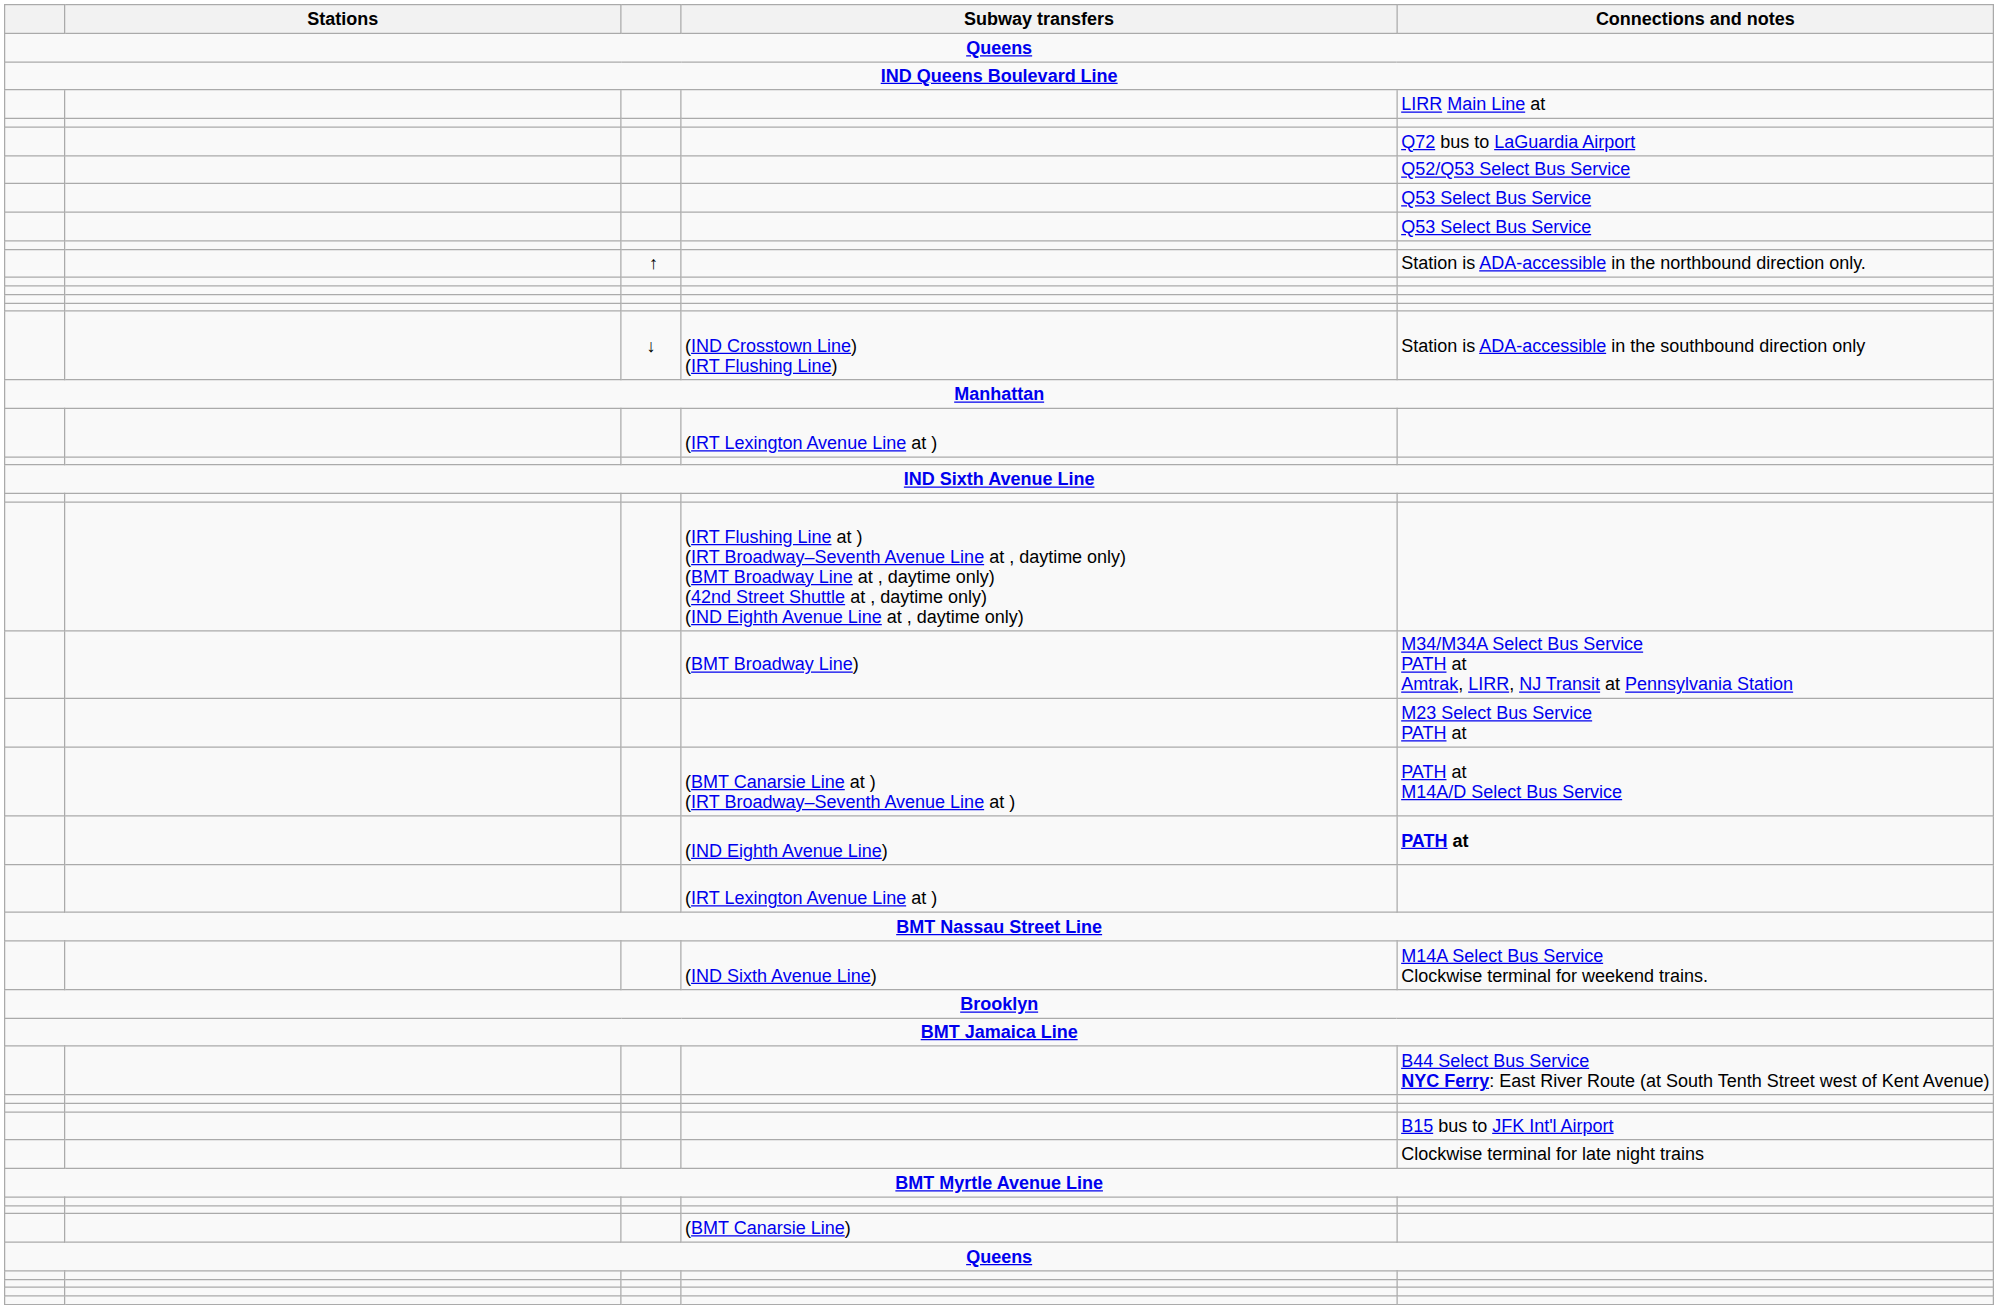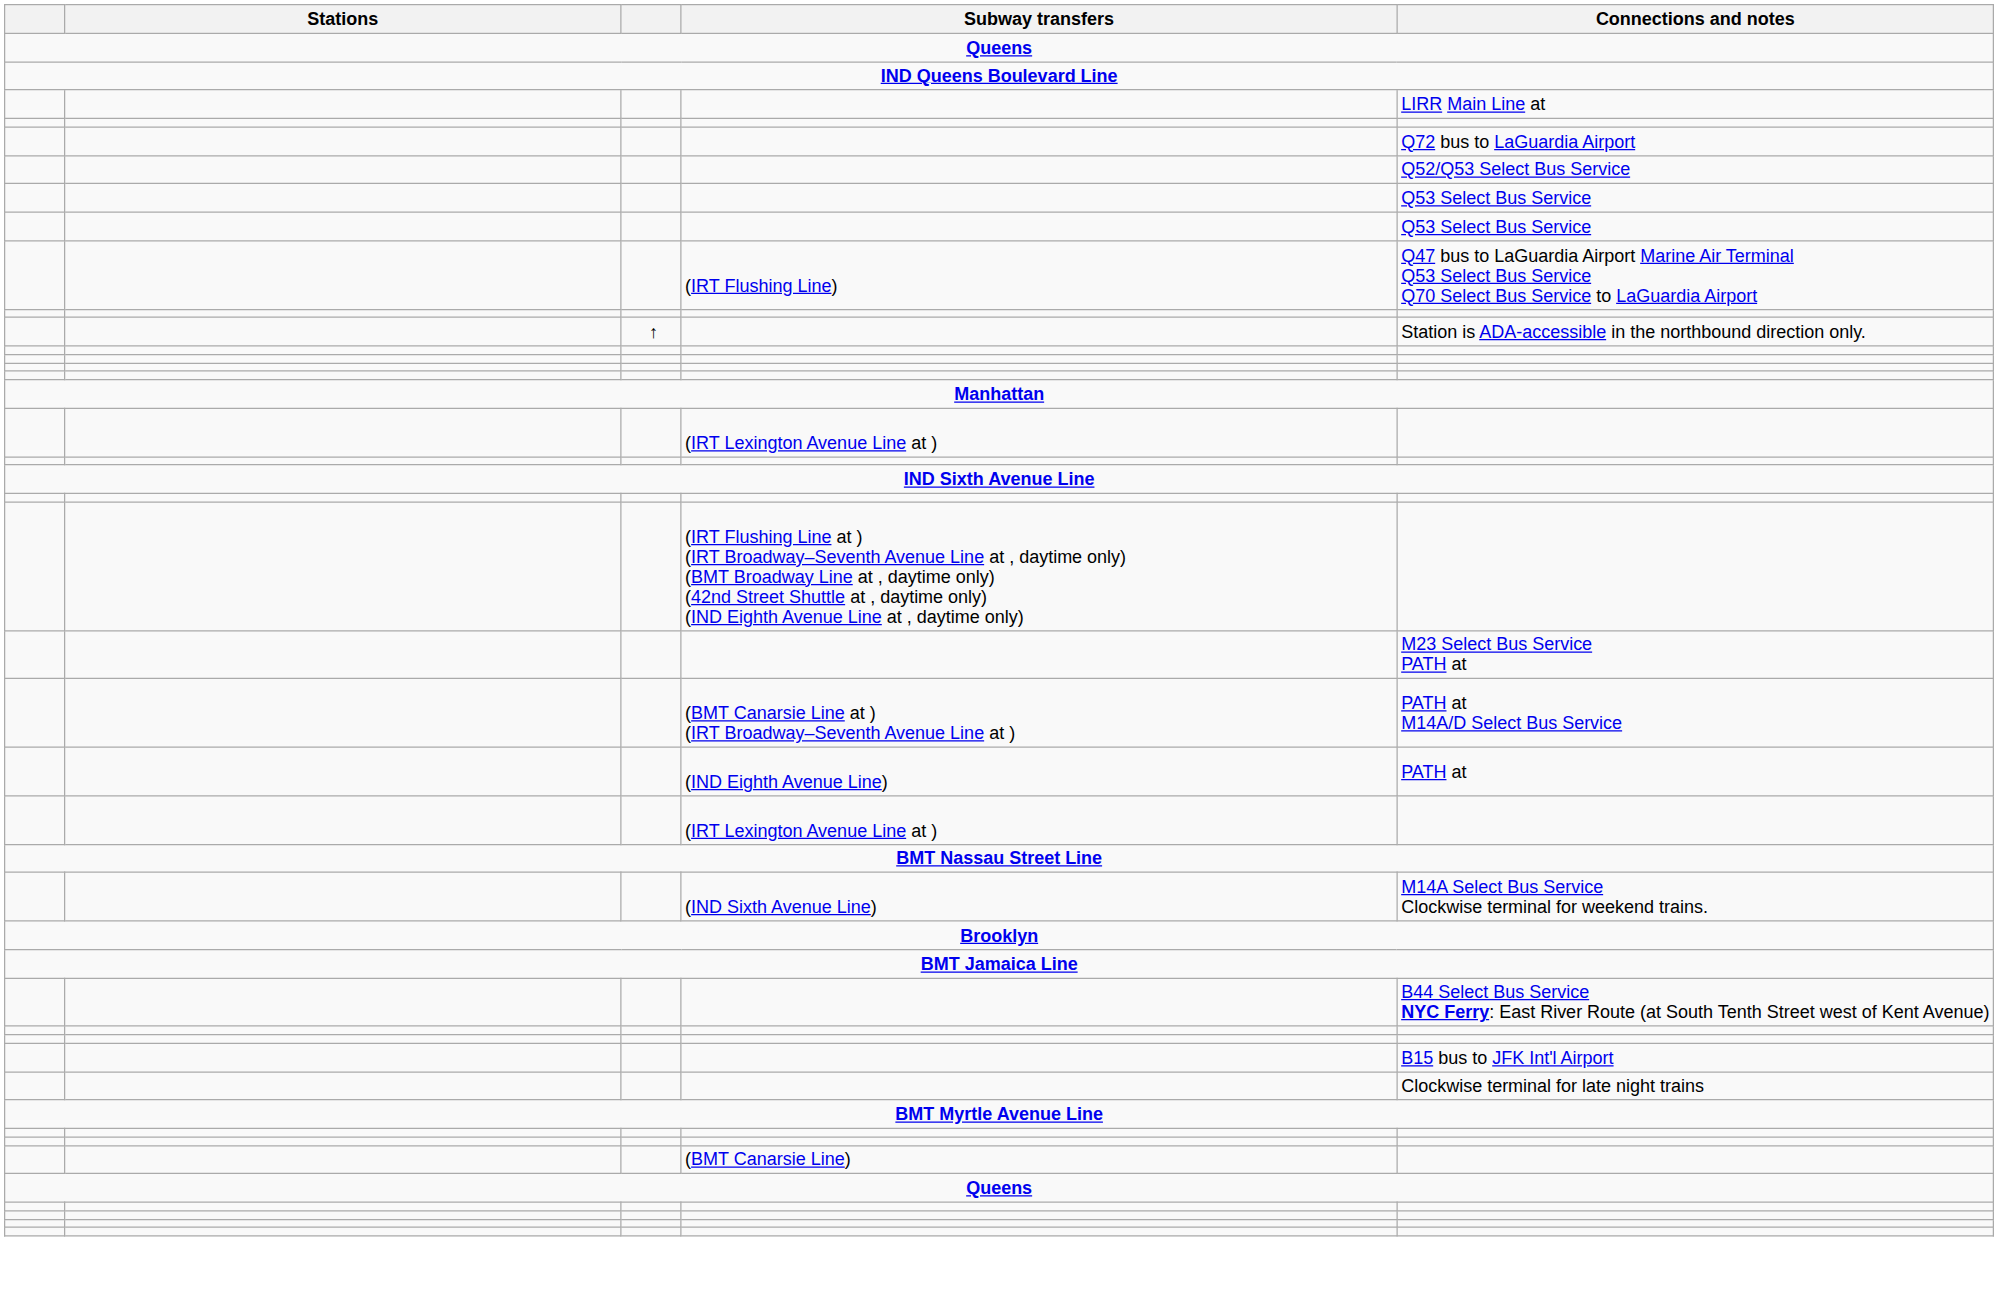+ row: (651, 275)
- row: (651, 346)
- row: (651, 665)
(1435, 840) bold -> (1434, 772) normal
